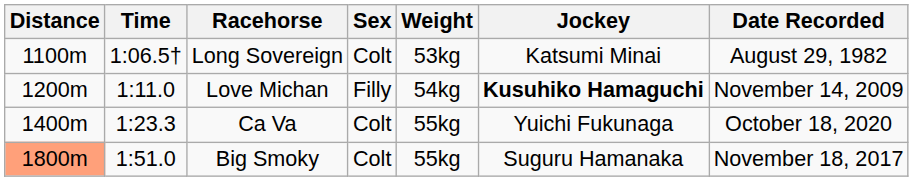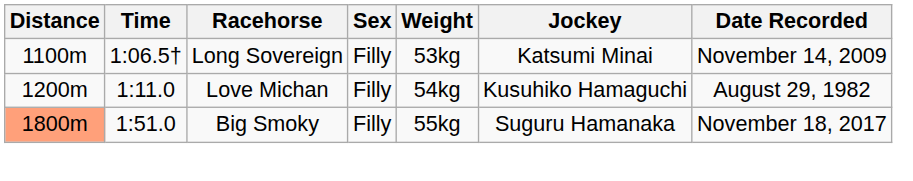(372, 55) Colt -> (372, 55) Filly
(809, 55) August 29, 1982 -> (792, 55) November 14, 2009
(593, 90) bold -> (585, 90) normal
(809, 90) November 14, 2009 -> (792, 90) August 29, 1982
- row: (267, 124)
(372, 158) Colt -> (372, 124) Filly
